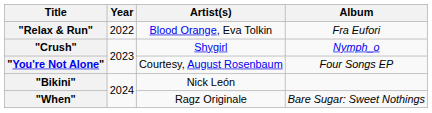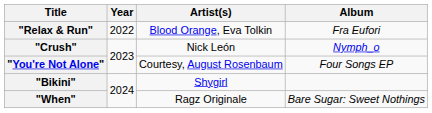(211, 47) Shygirl -> (211, 47) Nick León
(211, 82) Nick León -> (211, 82) Shygirl
